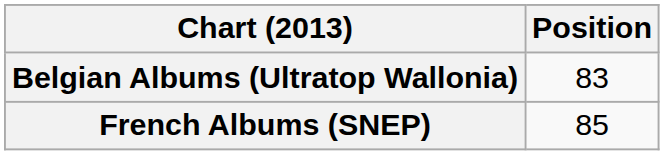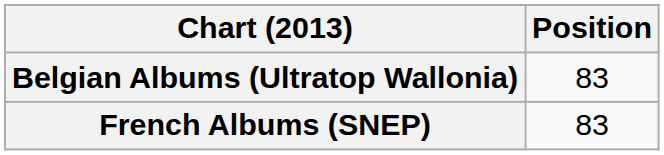(592, 125) 85 -> (592, 125) 83
